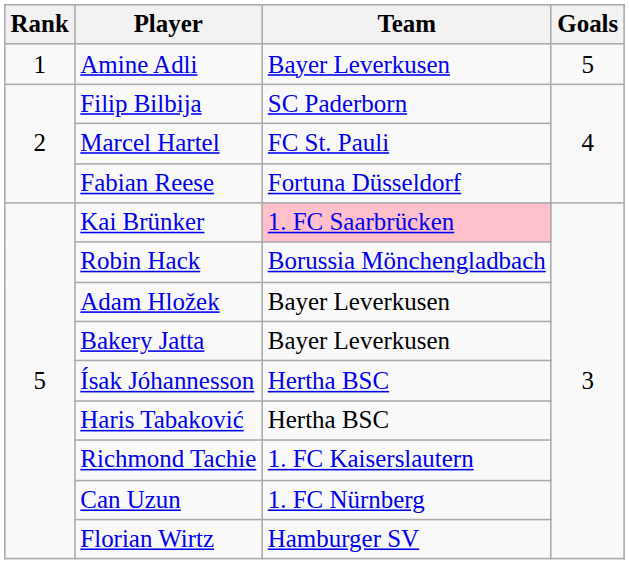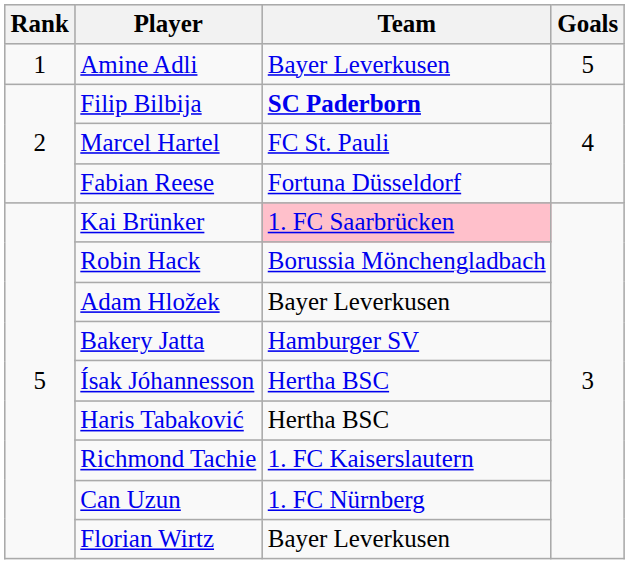(337, 103) normal -> (344, 103) bold
(359, 340) Bayer Leverkusen -> (343, 340) Hamburger SV
(343, 538) Hamburger SV -> (359, 538) Bayer Leverkusen
